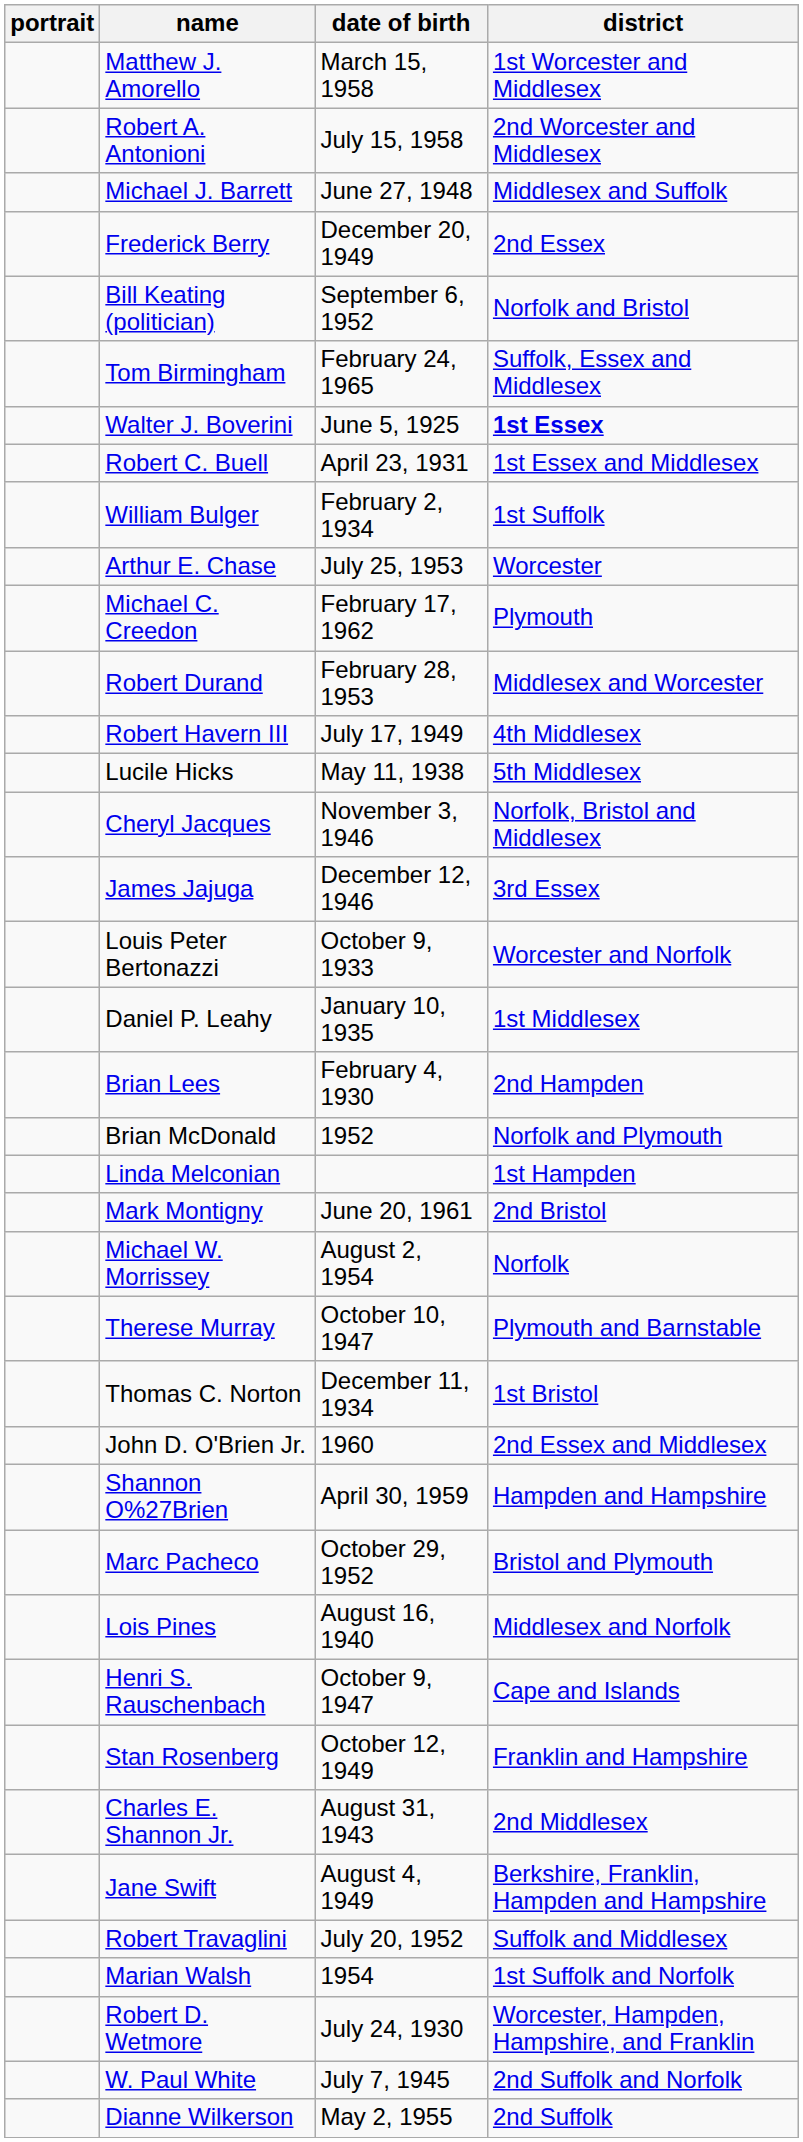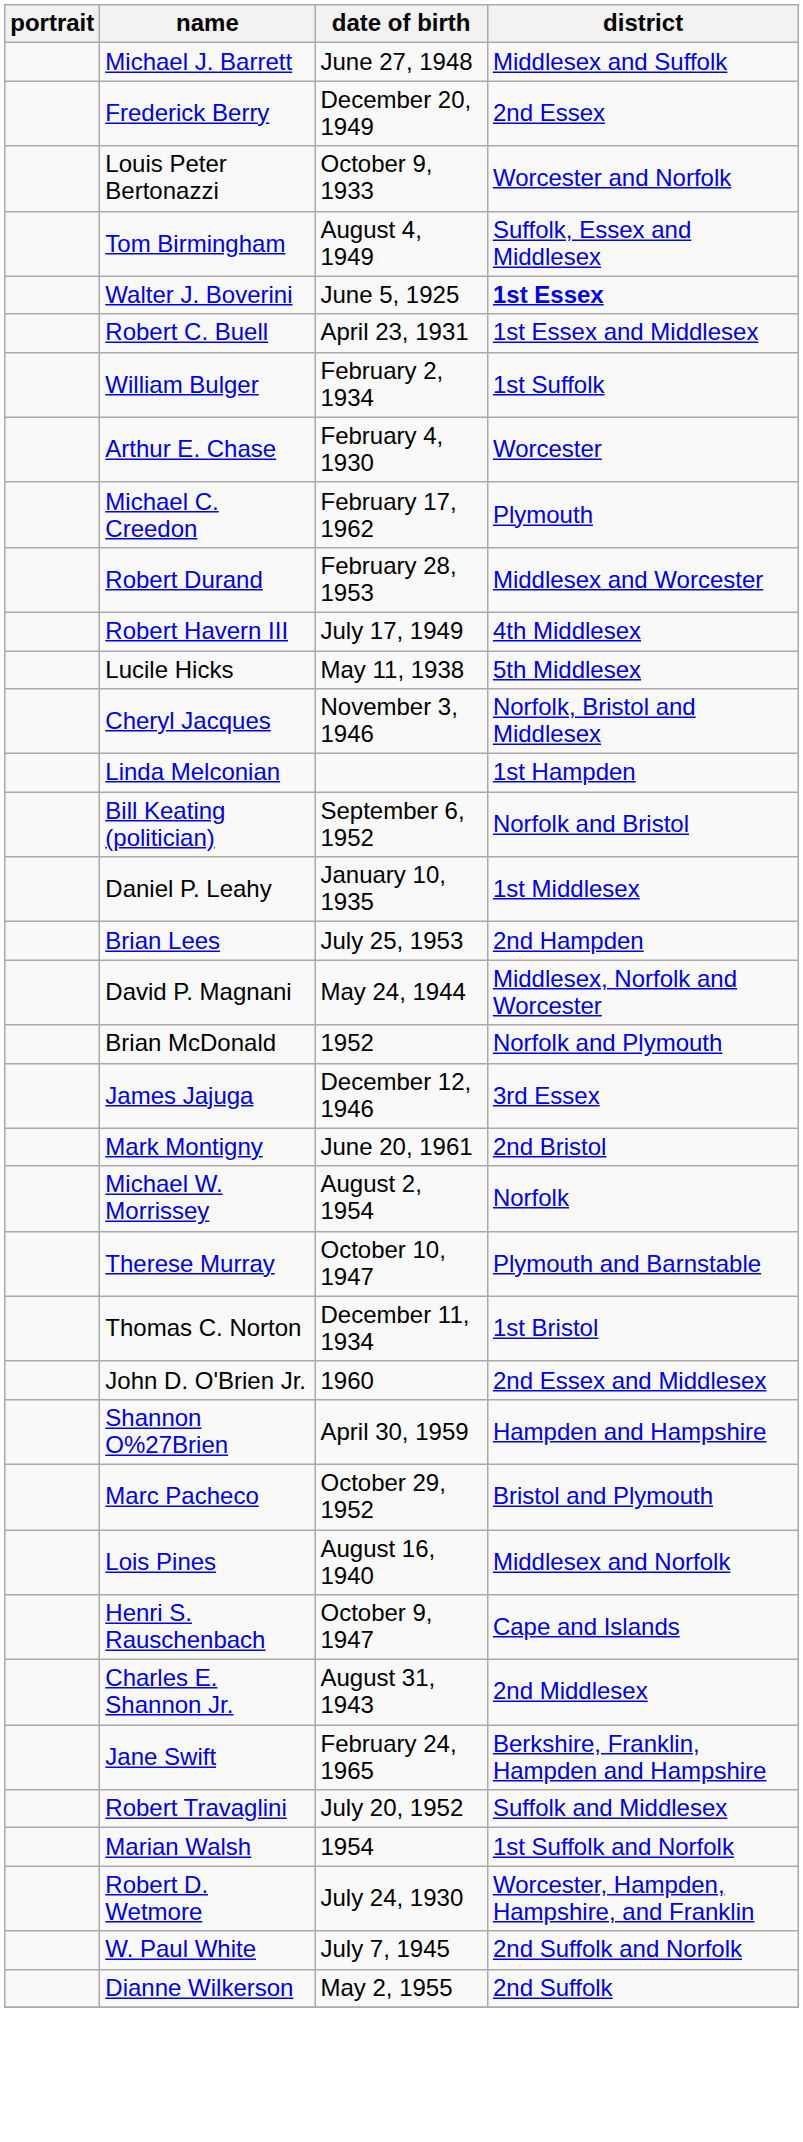- row: (163, 75)
- row: (155, 140)
rows swapped: (166, 954) <-> (165, 308)
(389, 373) February 24, 1965 -> (371, 243) August 4, 1949
(392, 566) July 25, 1953 -> (382, 449) February 4, 1930
rows swapped: (179, 889) <-> (193, 1173)
(382, 1084) February 4, 1930 -> (392, 940) July 25, 1953
+ row: (199, 992)
- row: (192, 1756)
(371, 1887) August 4, 1949 -> (389, 1756) February 24, 1965
